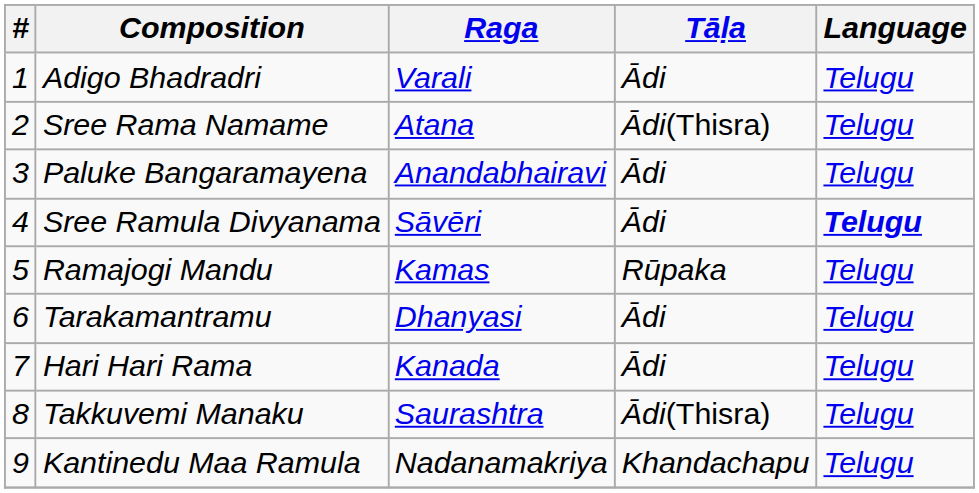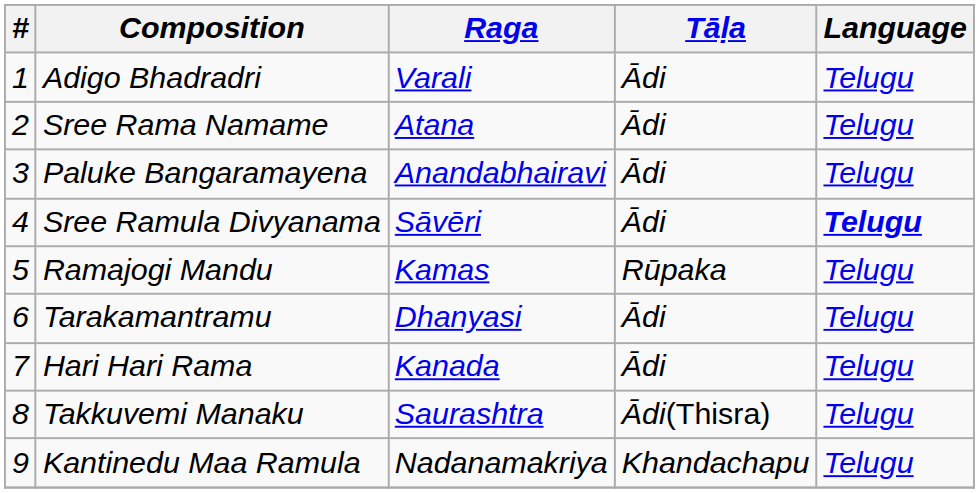(696, 125) Ādi(Thisra) -> (644, 125) Ādi
